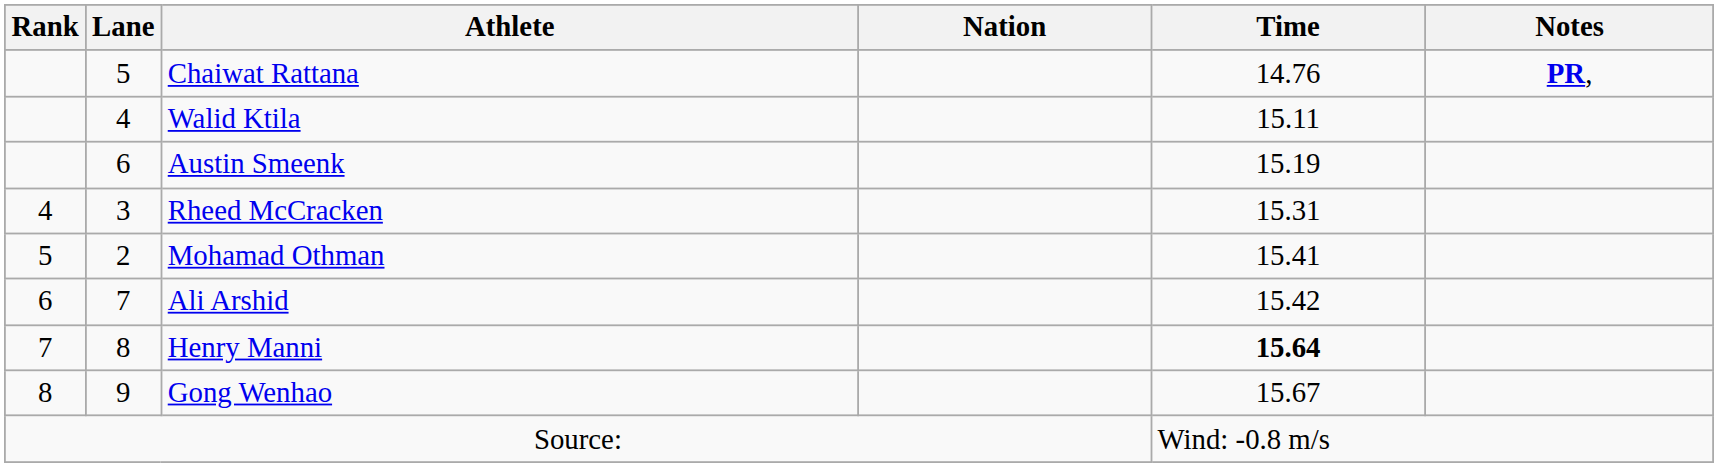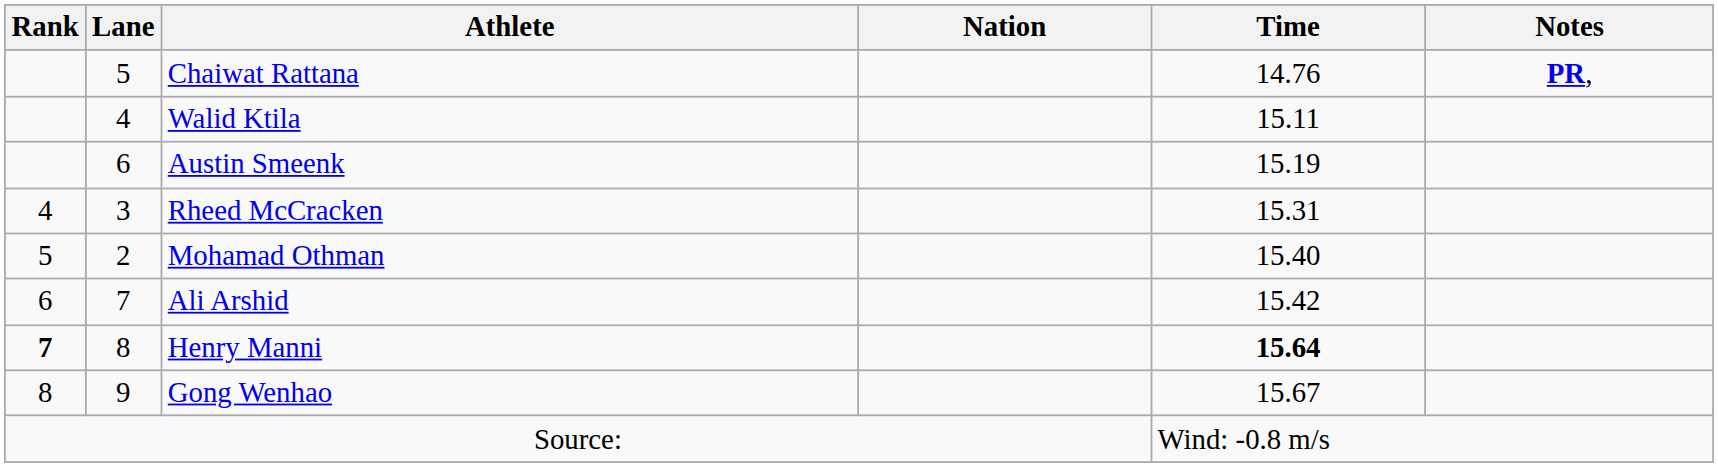(1288, 255) 15.41 -> (1288, 255) 15.40
(45, 347) normal -> (45, 347) bold
